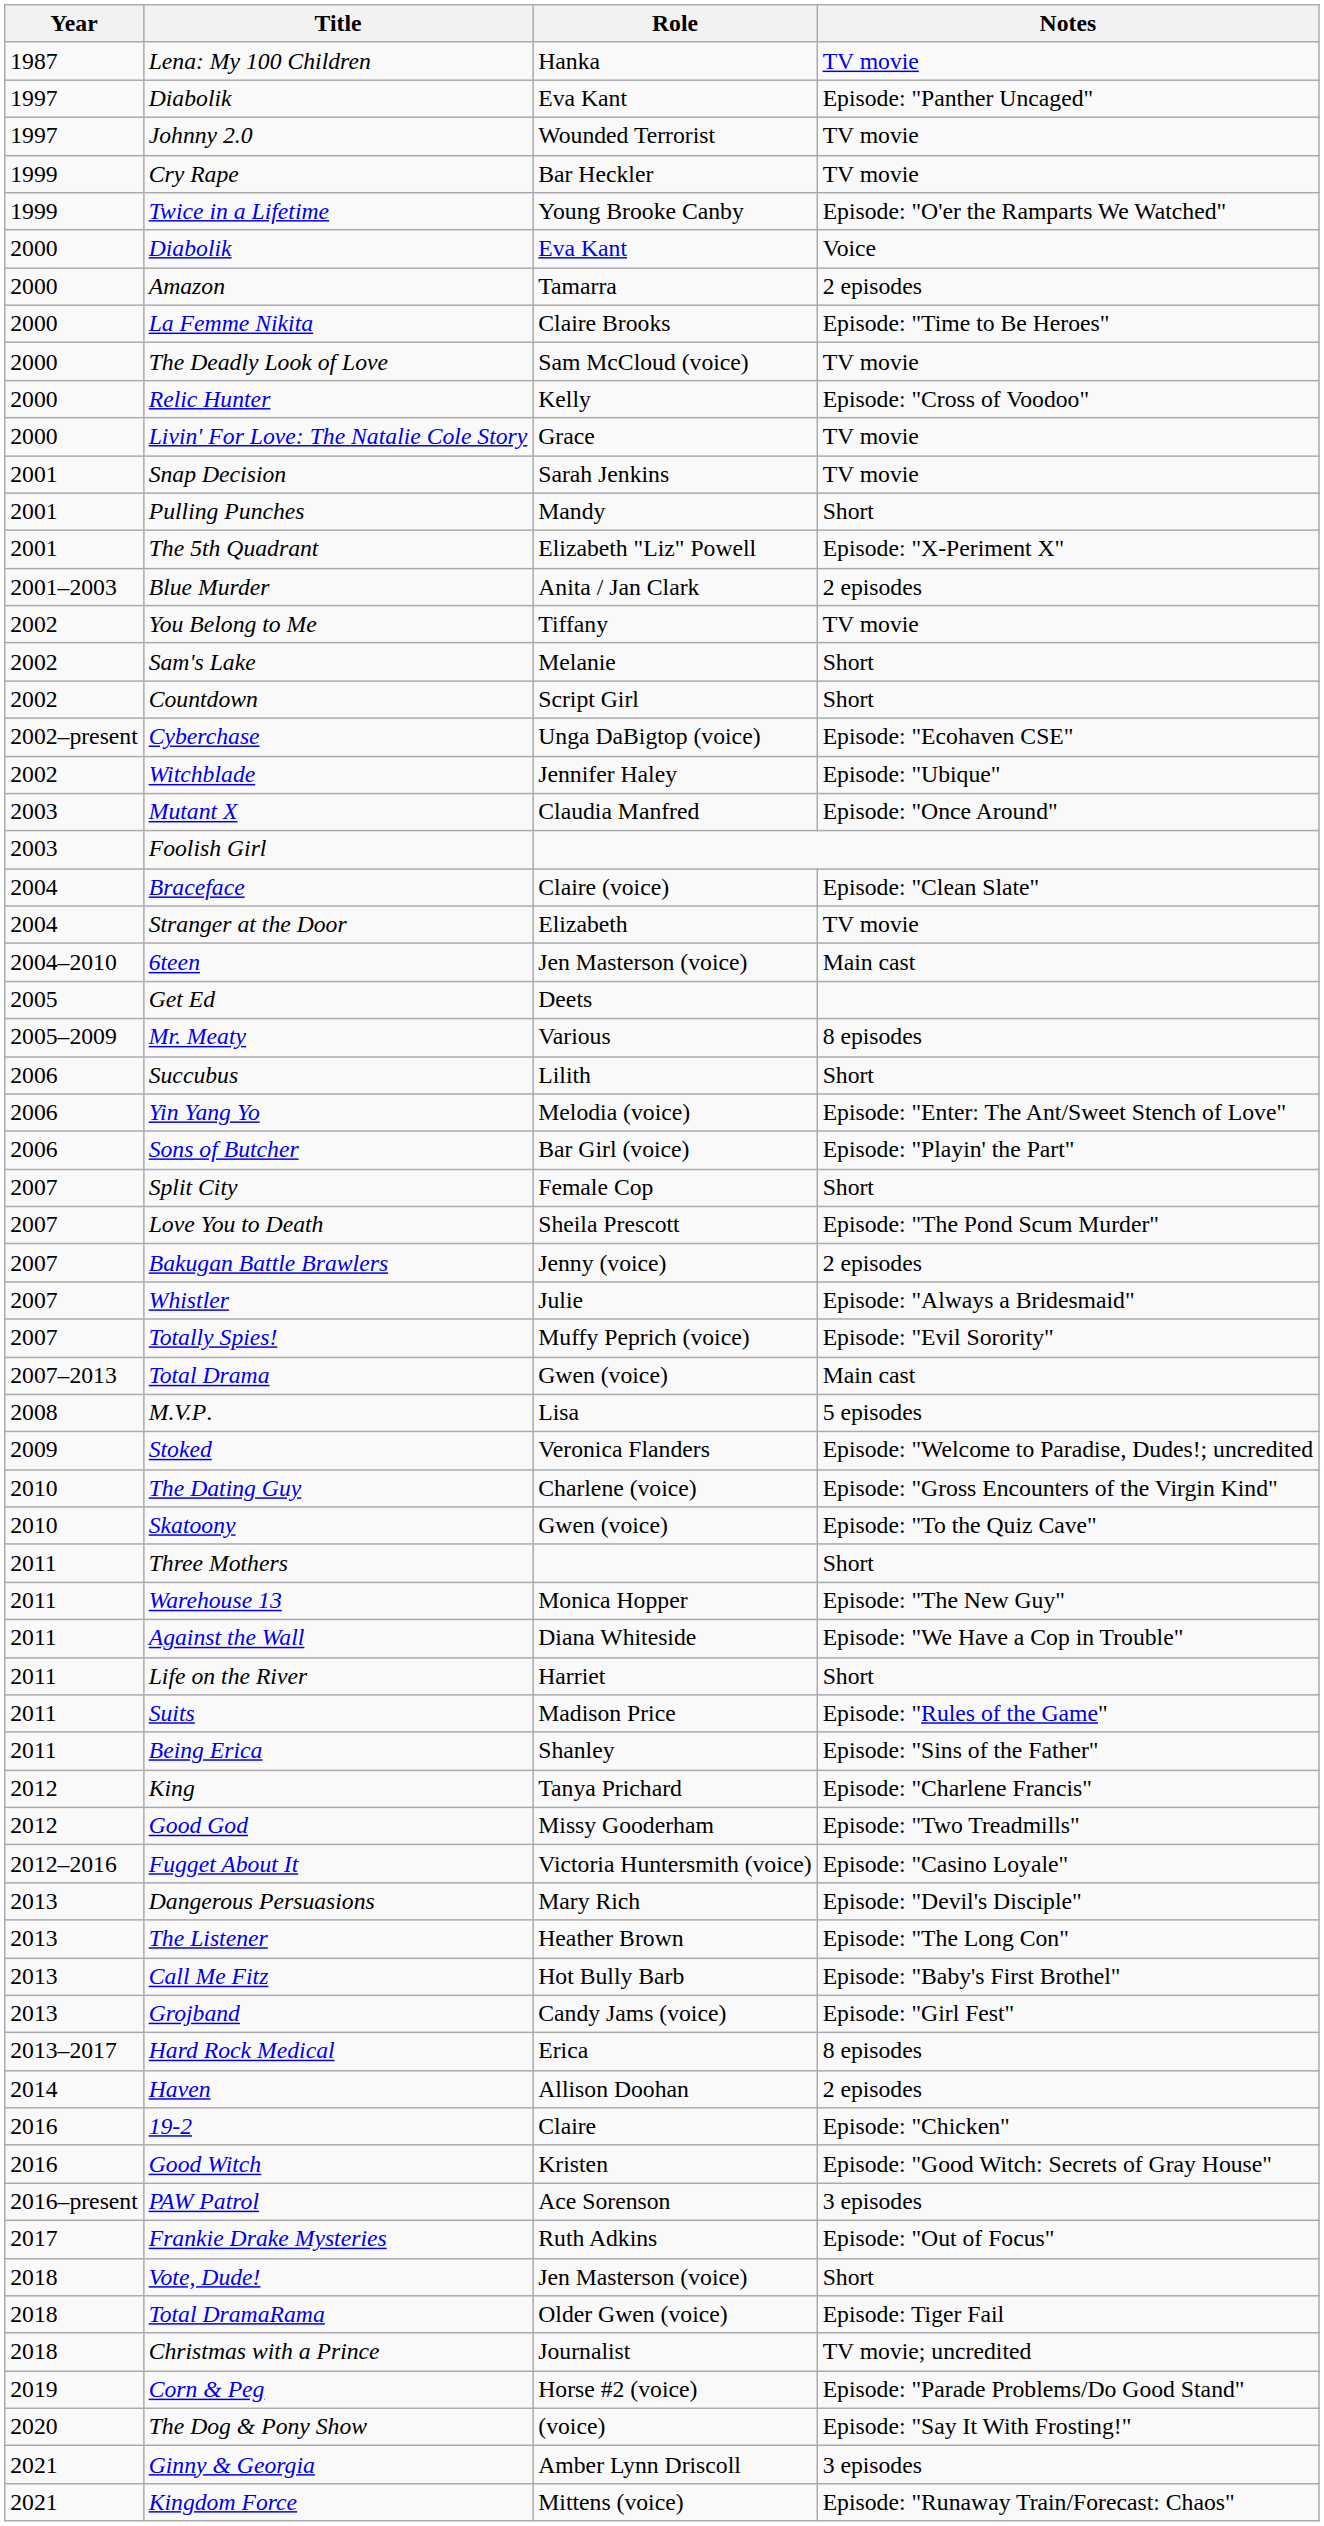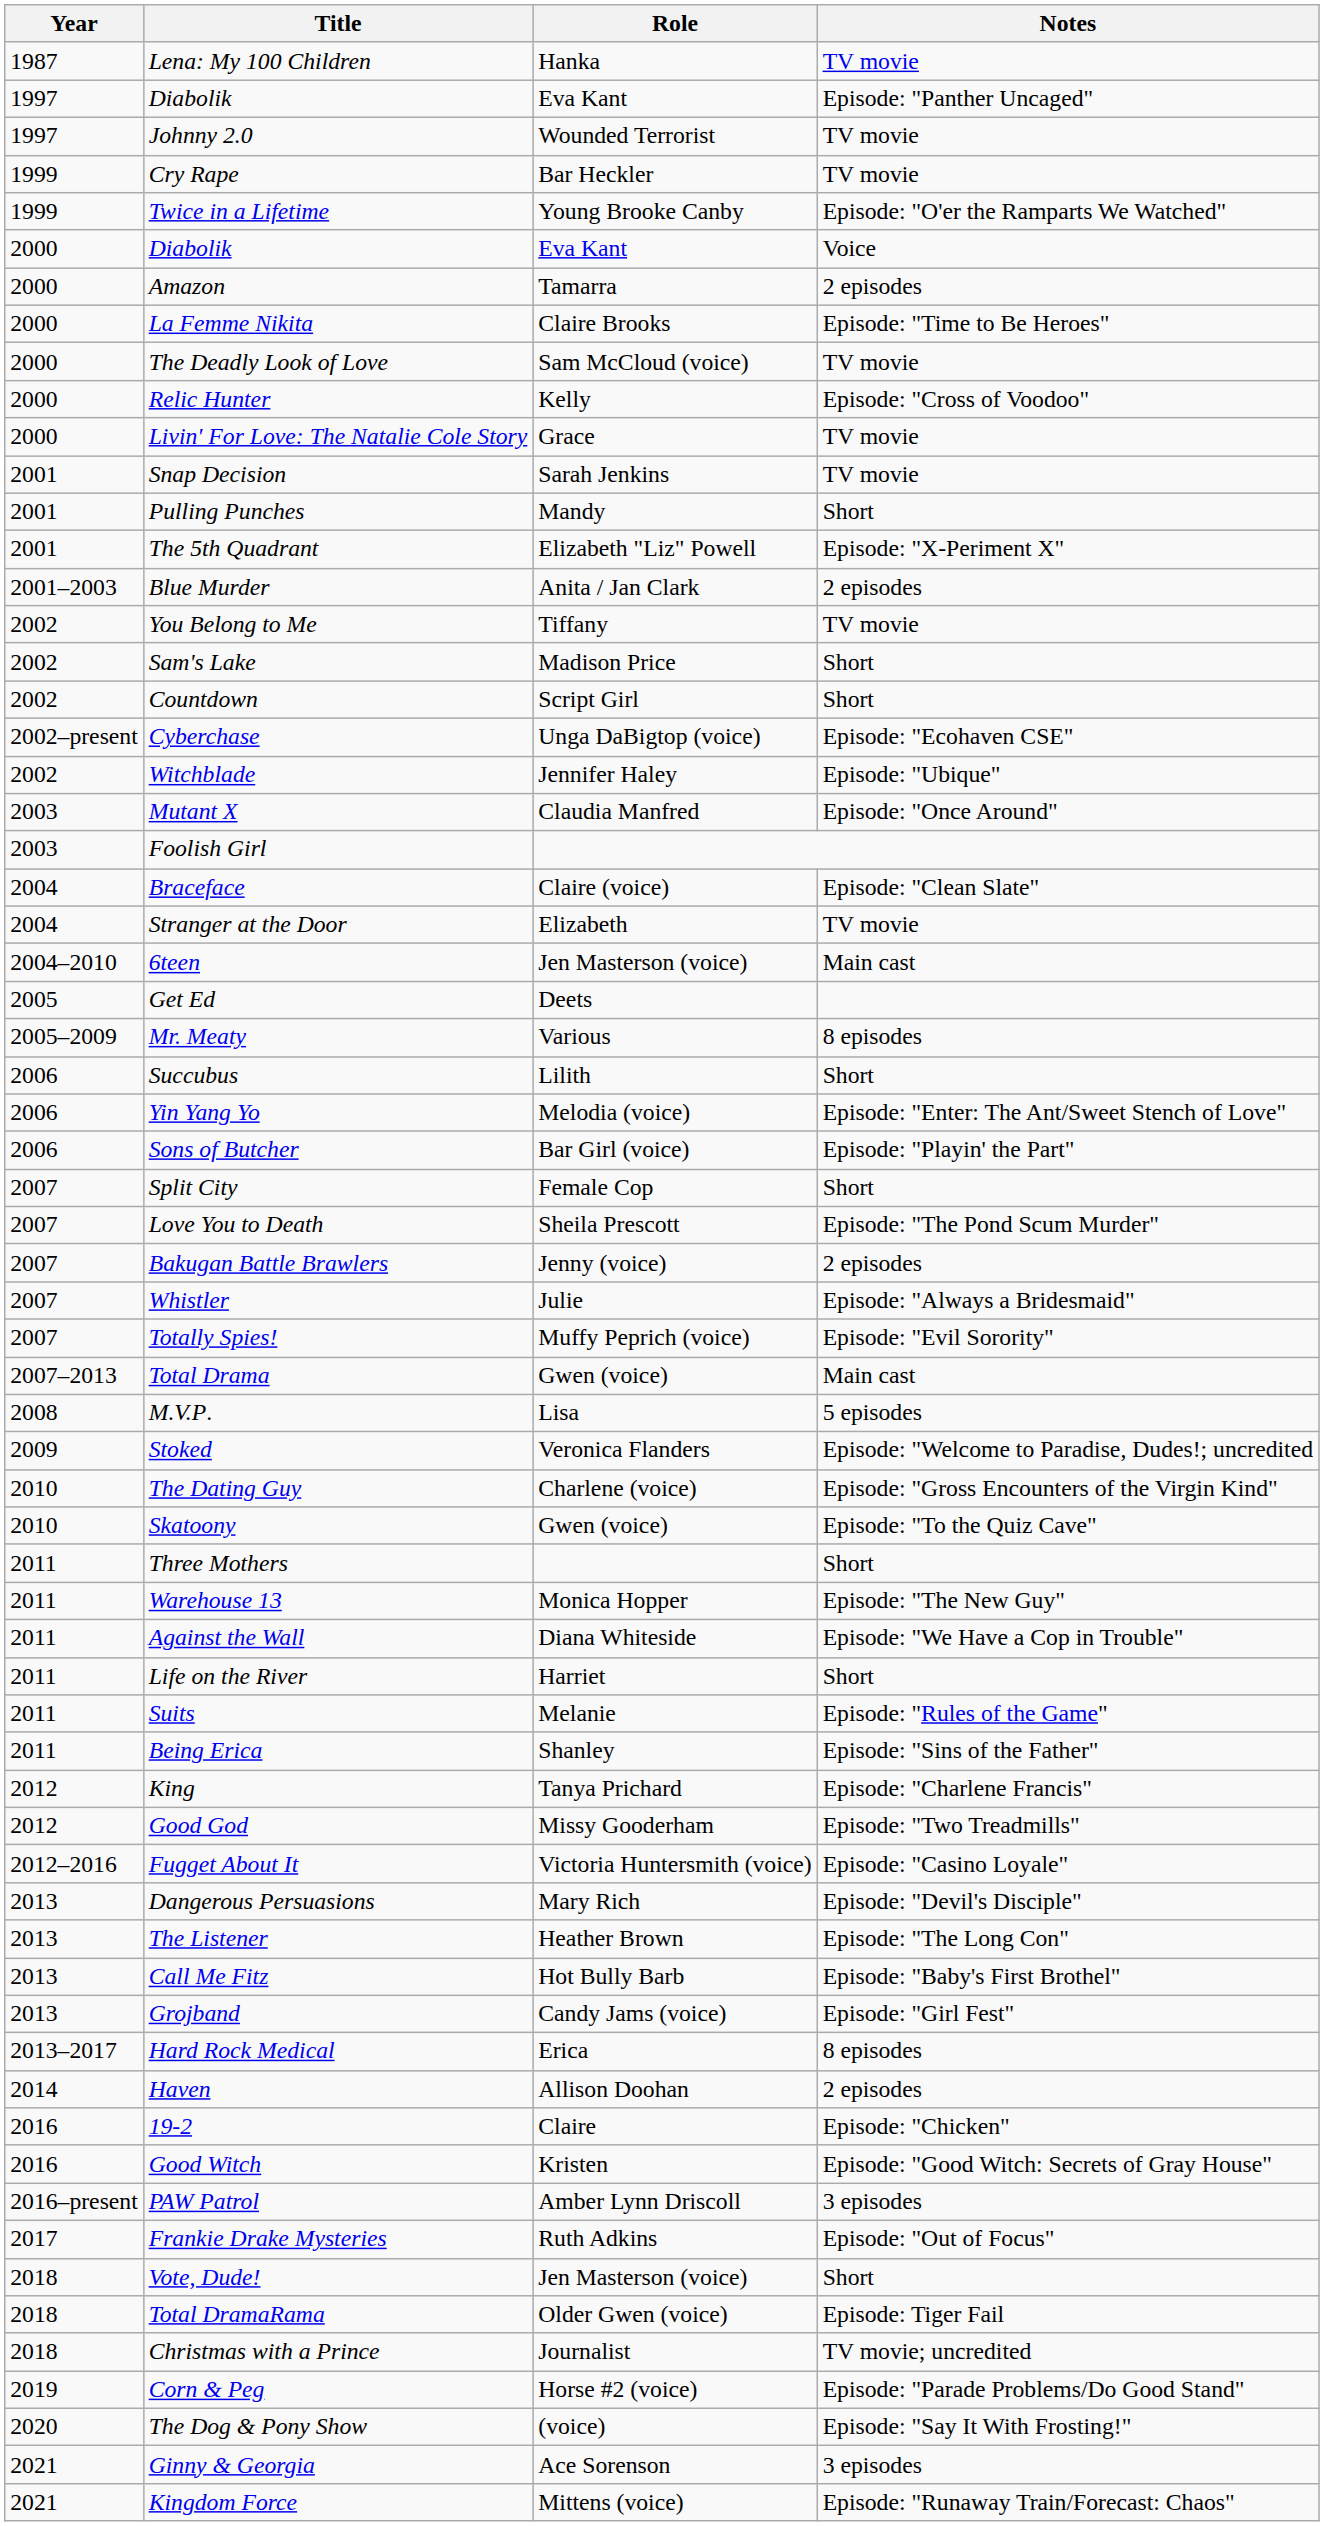(577, 661) Melanie -> (607, 661) Madison Price
(607, 1713) Madison Price -> (577, 1713) Melanie
(604, 2201) Ace Sorenson -> (640, 2201) Amber Lynn Driscoll
(640, 2464) Amber Lynn Driscoll -> (604, 2464) Ace Sorenson
